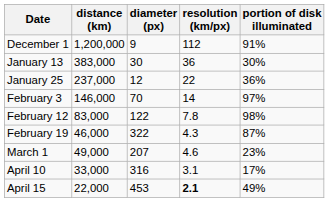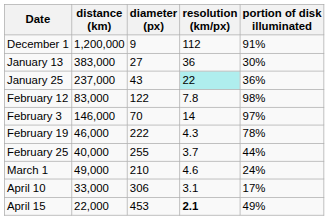(136, 62) 30 -> (136, 62) 27
(136, 80) 12 -> (136, 80) 43
(189, 80) no background -> (189, 80) paleturquoise background
rows swapped: (34, 98) <-> (38, 116)
(139, 134) 322 -> (139, 134) 222
(254, 134) 87% -> (254, 134) 78%
+ row: (38, 152)
(139, 152) 207 -> (139, 170) 210
(254, 152) 23% -> (254, 170) 24%
(139, 170) 316 -> (139, 188) 306
